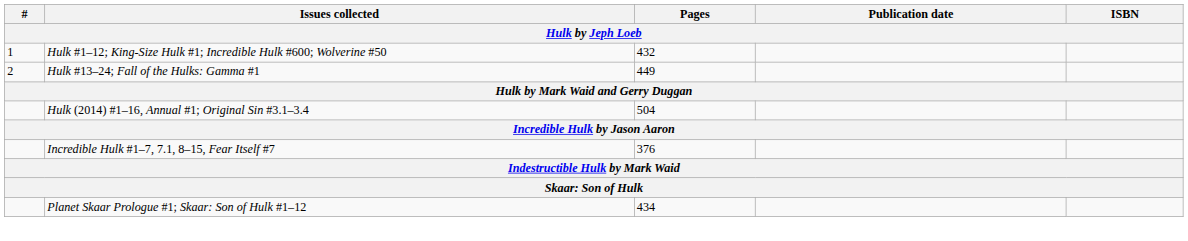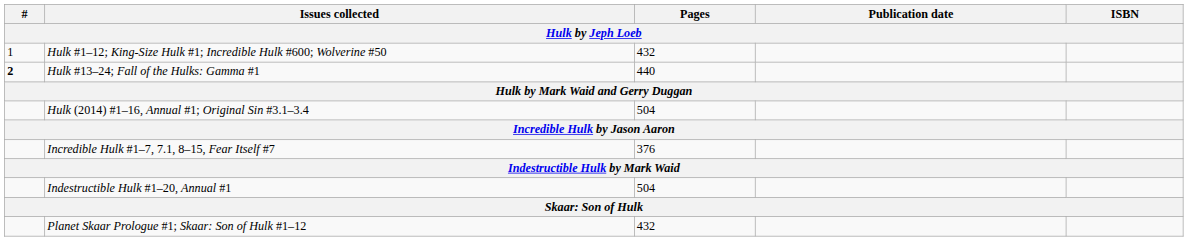(10, 71) normal -> (10, 71) bold
(646, 71) 449 -> (646, 71) 440
+ row: (139, 187)
(646, 206) 434 -> (646, 226) 432
